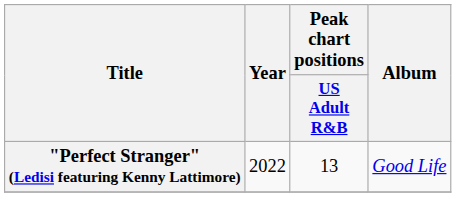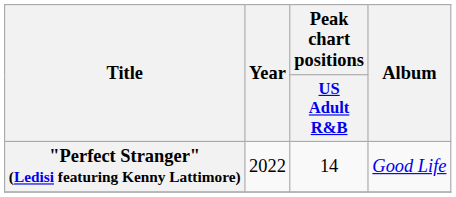(329, 166) 13 -> (329, 166) 14
